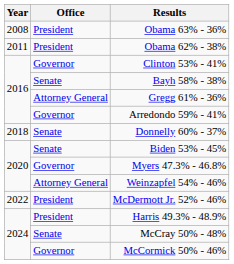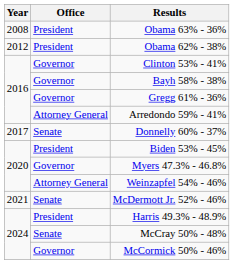(17, 47) 2011 -> (18, 47) 2012
(47, 81) Senate -> (54, 81) Governor
(71, 98) Attorney General -> (54, 98) Governor
(54, 115) Governor -> (71, 115) Attorney General
(18, 132) 2018 -> (18, 132) 2017
(47, 149) Senate -> (53, 149) President
(18, 200) 2022 -> (18, 200) 2021
(53, 200) President -> (47, 200) Senate
